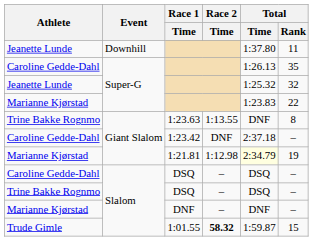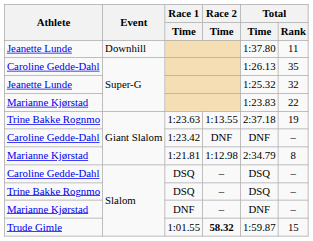(259, 120) DNF -> (259, 120) 2:37.18
(293, 120) 8 -> (293, 120) 19
(259, 138) 2:37.18 -> (259, 138) DNF
(259, 156) lightyellow background -> (259, 156) no background
(293, 156) 19 -> (293, 156) 8
